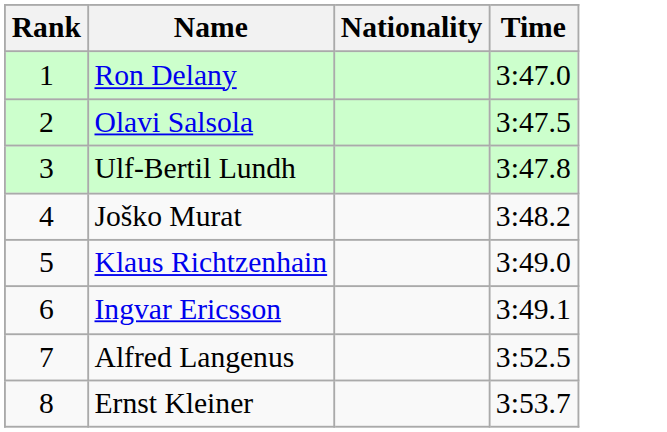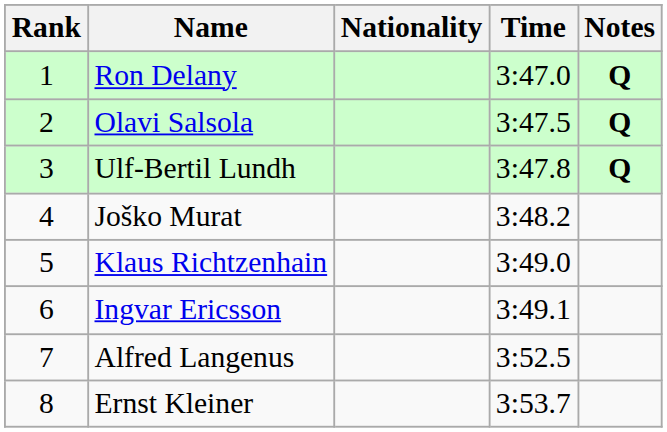+ column: (620, 27)
